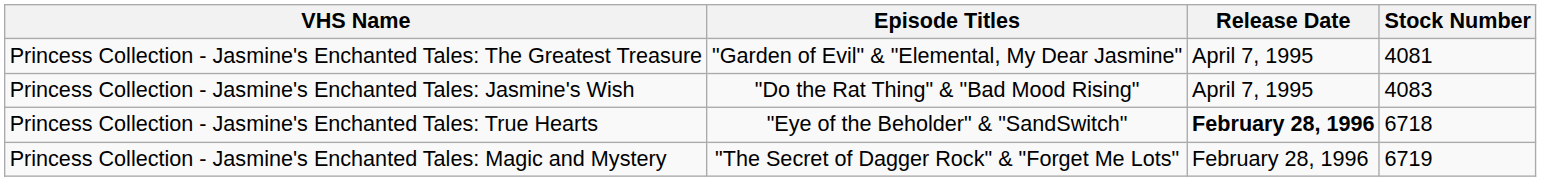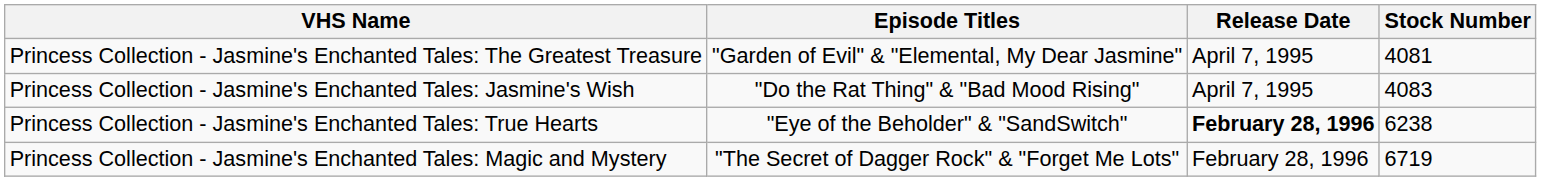(1409, 124) 6718 -> (1409, 124) 6238
